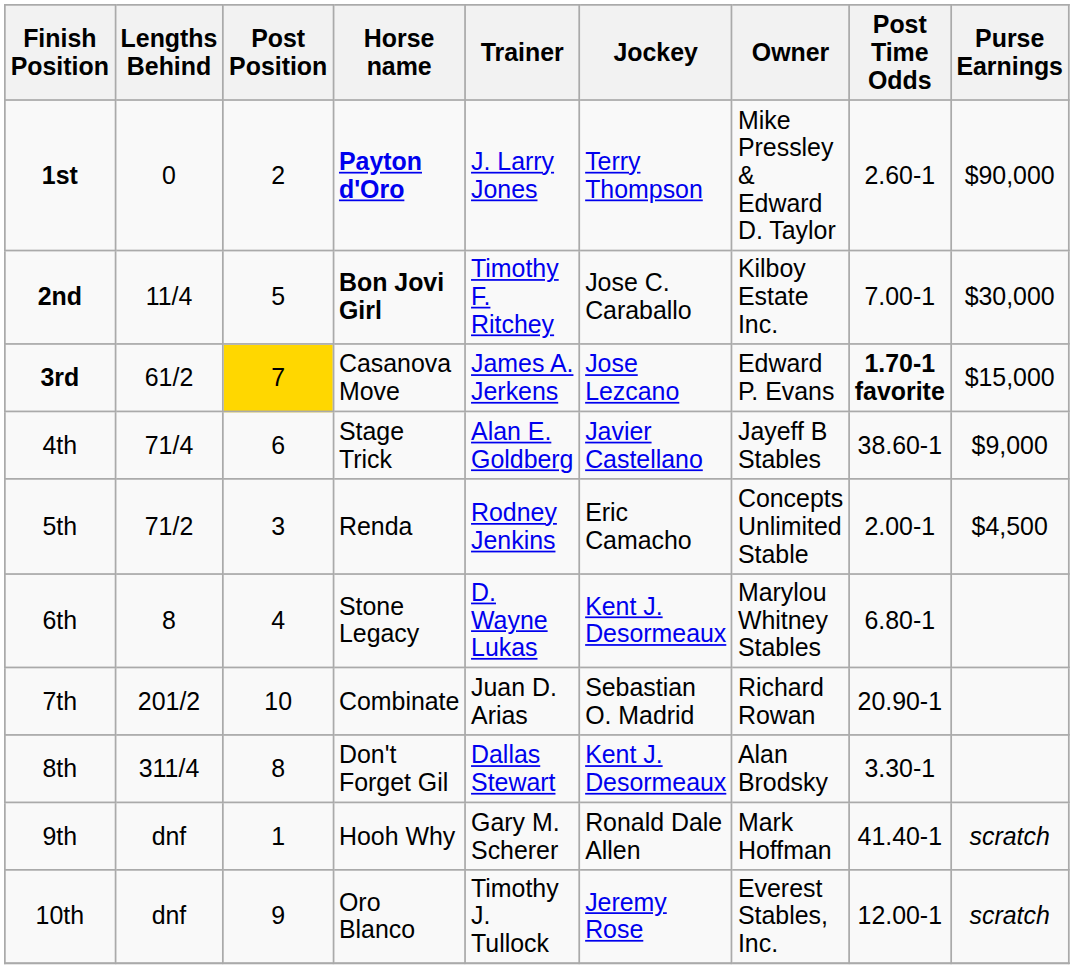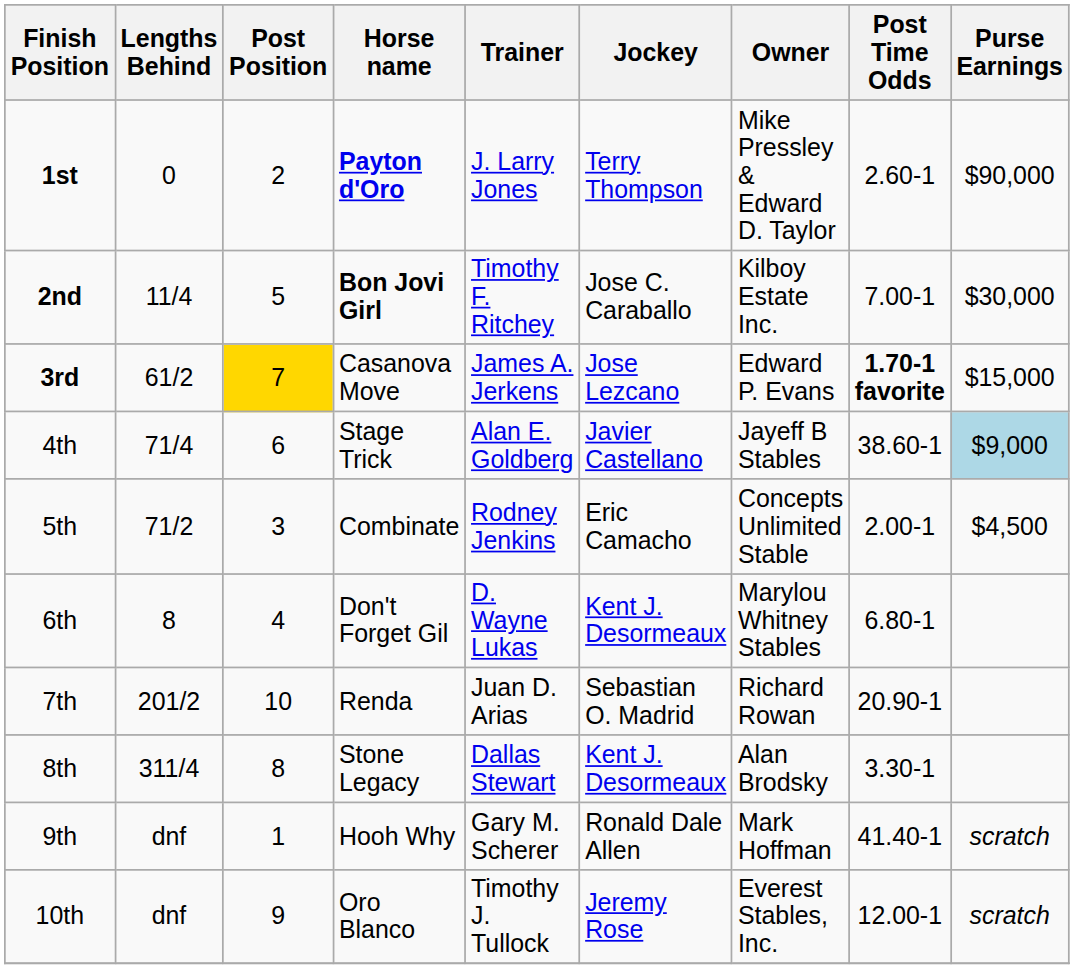(1010, 445) no background -> (1010, 445) lightblue background
(376, 526) Renda -> (399, 526) Combinate
(379, 621) Stone Legacy -> (394, 621) Don't Forget Gil
(399, 702) Combinate -> (376, 702) Renda
(394, 769) Don't Forget Gil -> (379, 769) Stone Legacy
